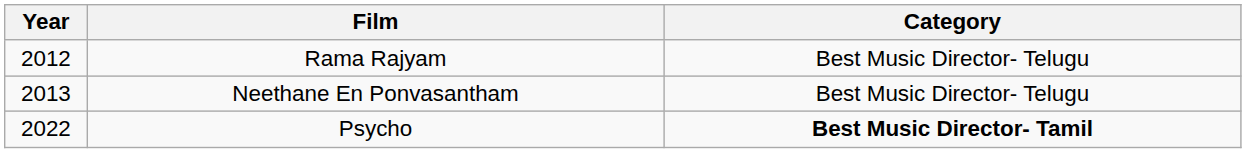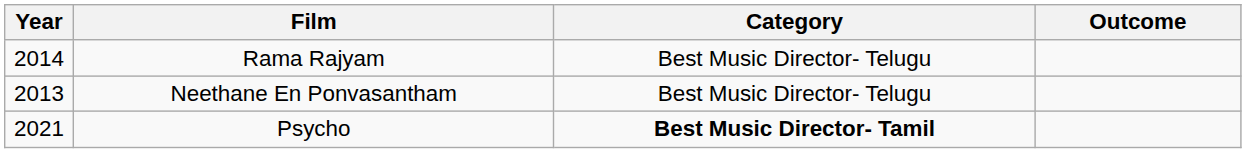+ column: (1138, 22)
(46, 57) 2012 -> (39, 57) 2014
(46, 128) 2022 -> (39, 128) 2021
